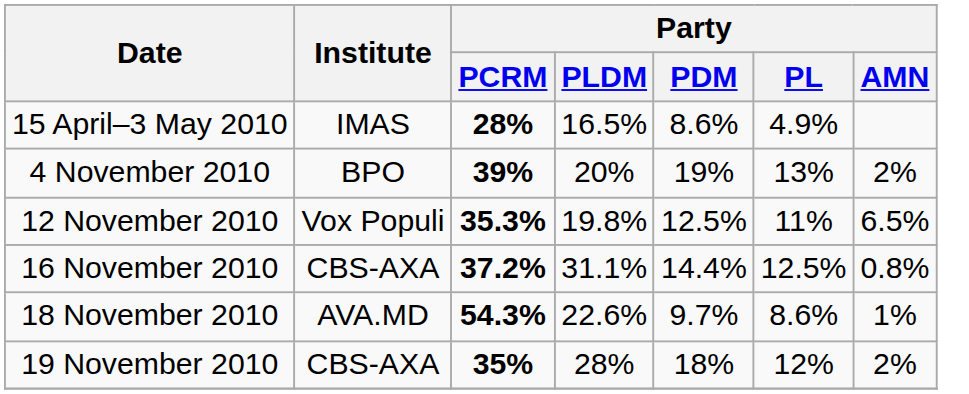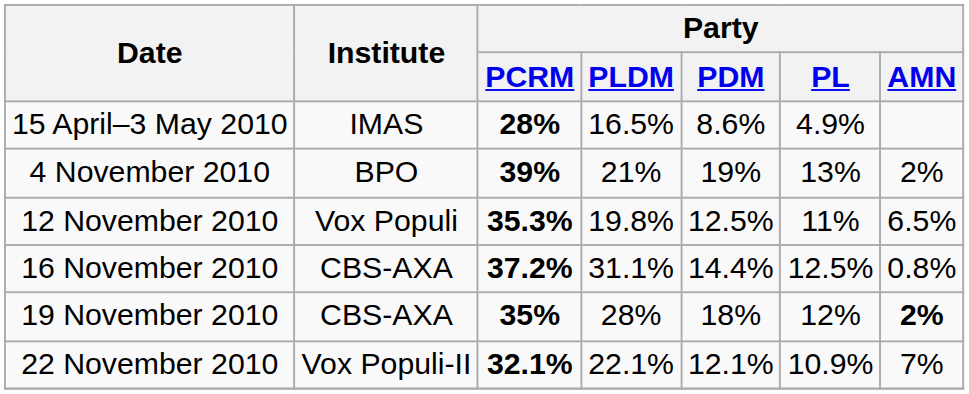(604, 172) 20% -> (631, 172) 21%
- row: (150, 316)
(895, 364) normal -> (922, 316) bold
+ row: (150, 364)
